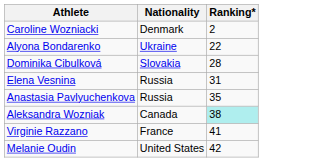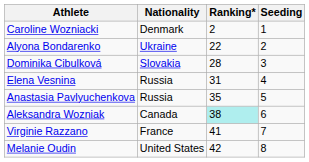+ column: (281, 13)
